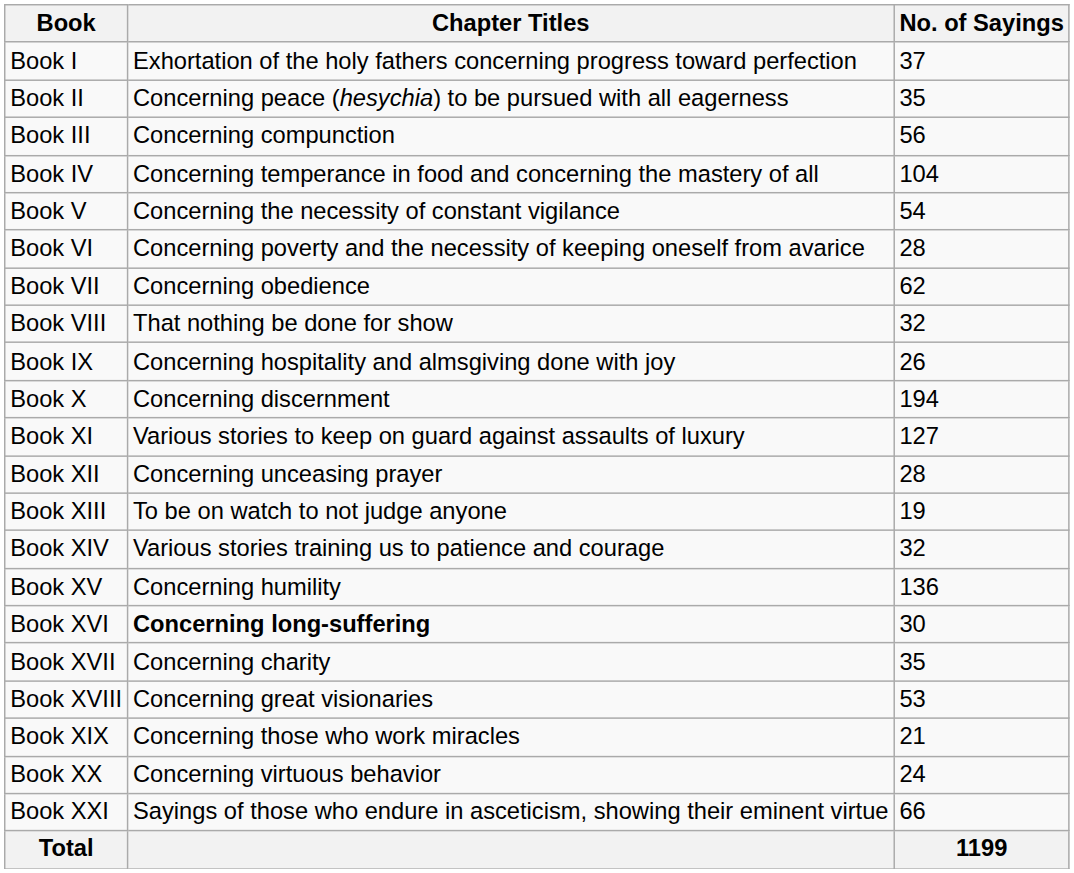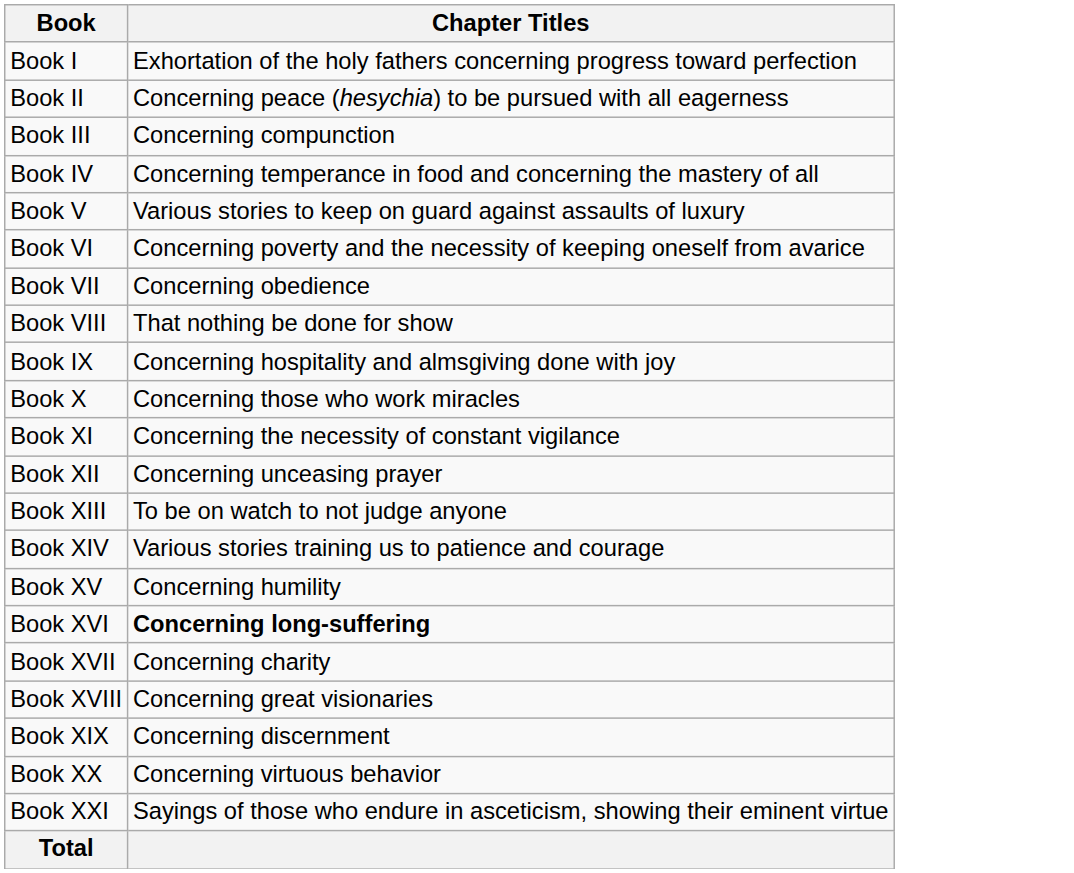- column: (982, 23)
(377, 211) Concerning the necessity of constant vigilance -> (439, 211) Various stories to keep on guard against assaults of luxury
(261, 398) Concerning discernment -> (326, 398) Concerning those who work miracles
(439, 436) Various stories to keep on guard against assaults of luxury -> (377, 436) Concerning the necessity of constant vigilance
(326, 736) Concerning those who work miracles -> (261, 736) Concerning discernment
